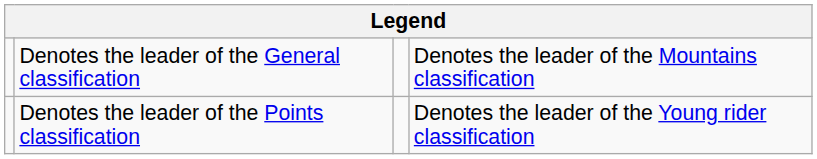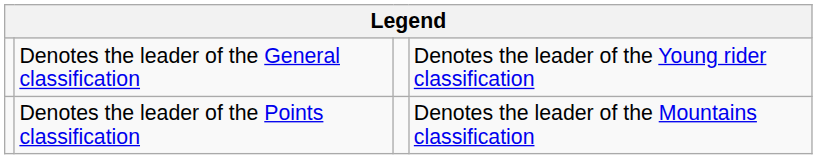(585, 67) Denotes the leader of the Mountains classification -> (590, 67) Denotes the leader of the Young rider classification
(590, 124) Denotes the leader of the Young rider classification -> (585, 124) Denotes the leader of the Mountains classification
